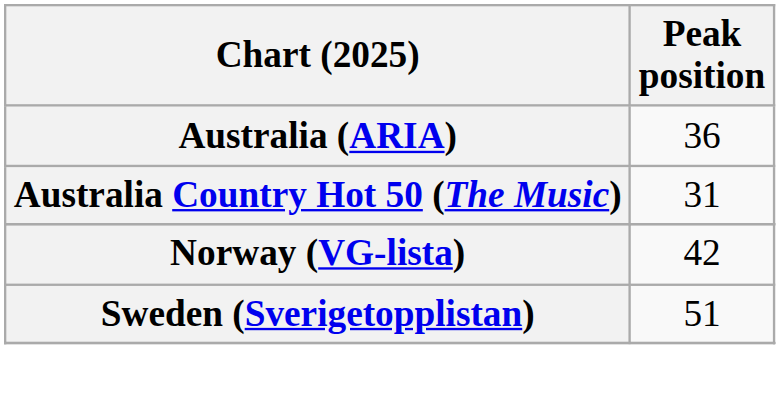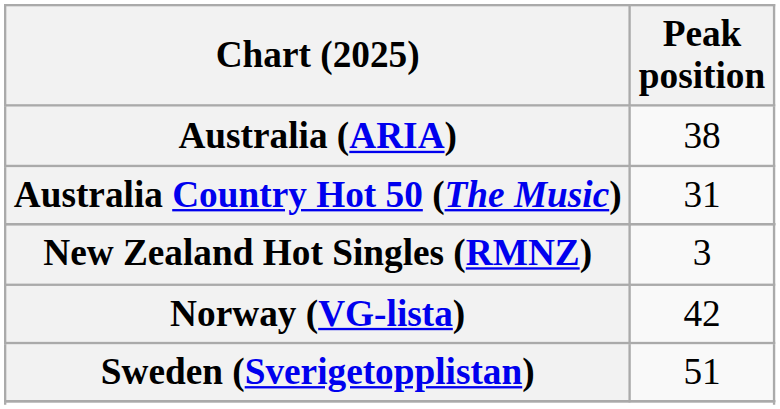(702, 135) 36 -> (702, 135) 38
+ row: (318, 253)
